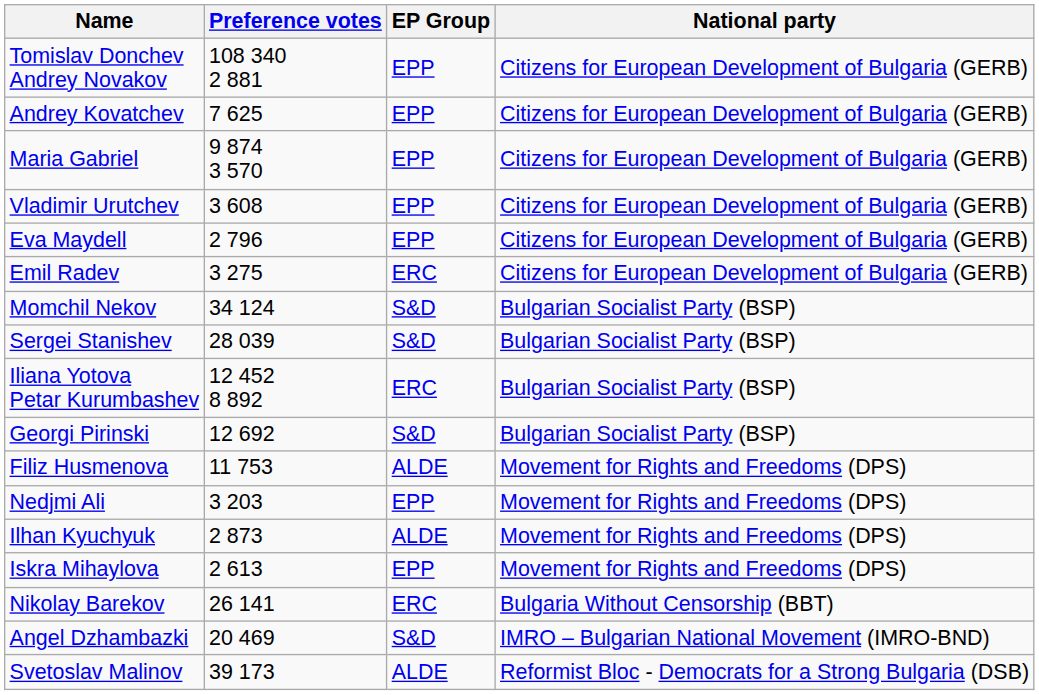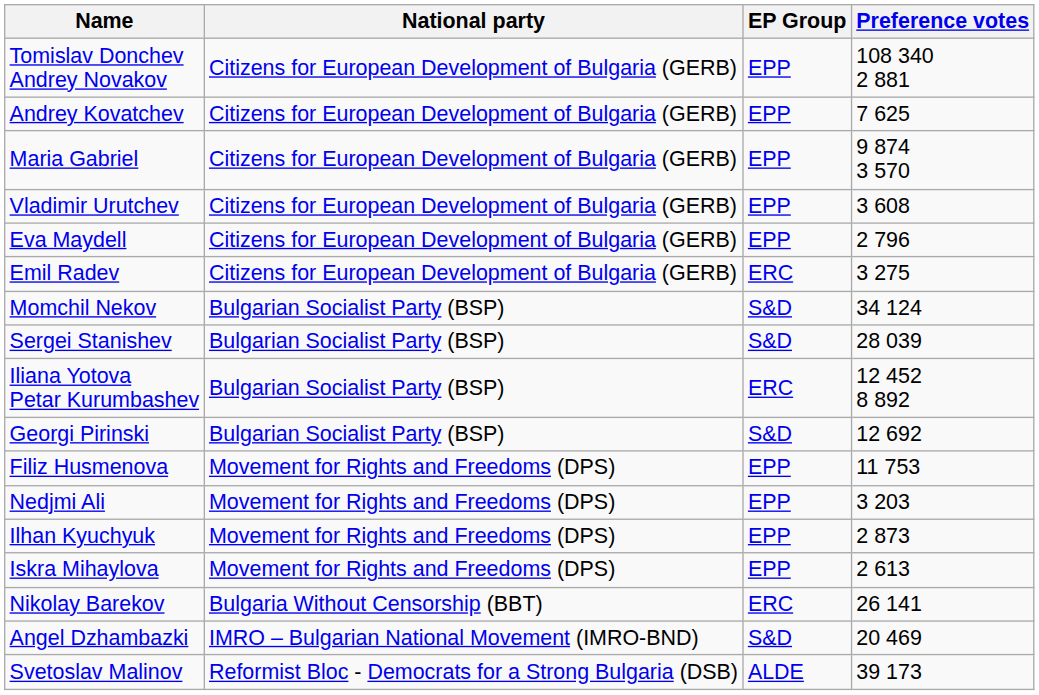columns swapped: (765, 21) <-> (295, 21)
(420, 467) ALDE -> (769, 467) EPP
(420, 535) ALDE -> (769, 535) EPP
